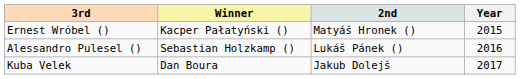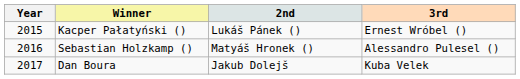columns swapped: (490, 13) <-> (81, 13)
(365, 30) Matyáš Hronek () -> (256, 30) Lukáš Pánek ()
(358, 48) Lukáš Pánek () -> (263, 48) Matyáš Hronek ()
